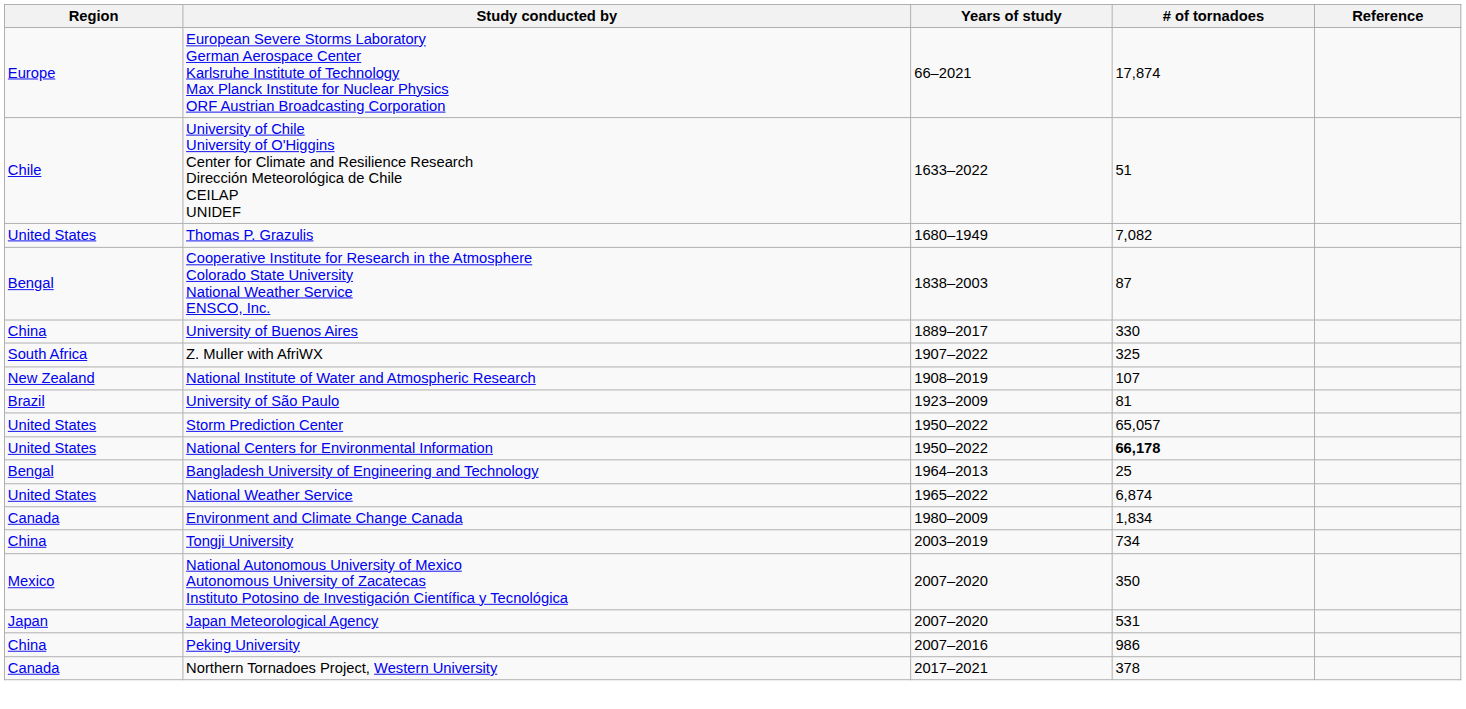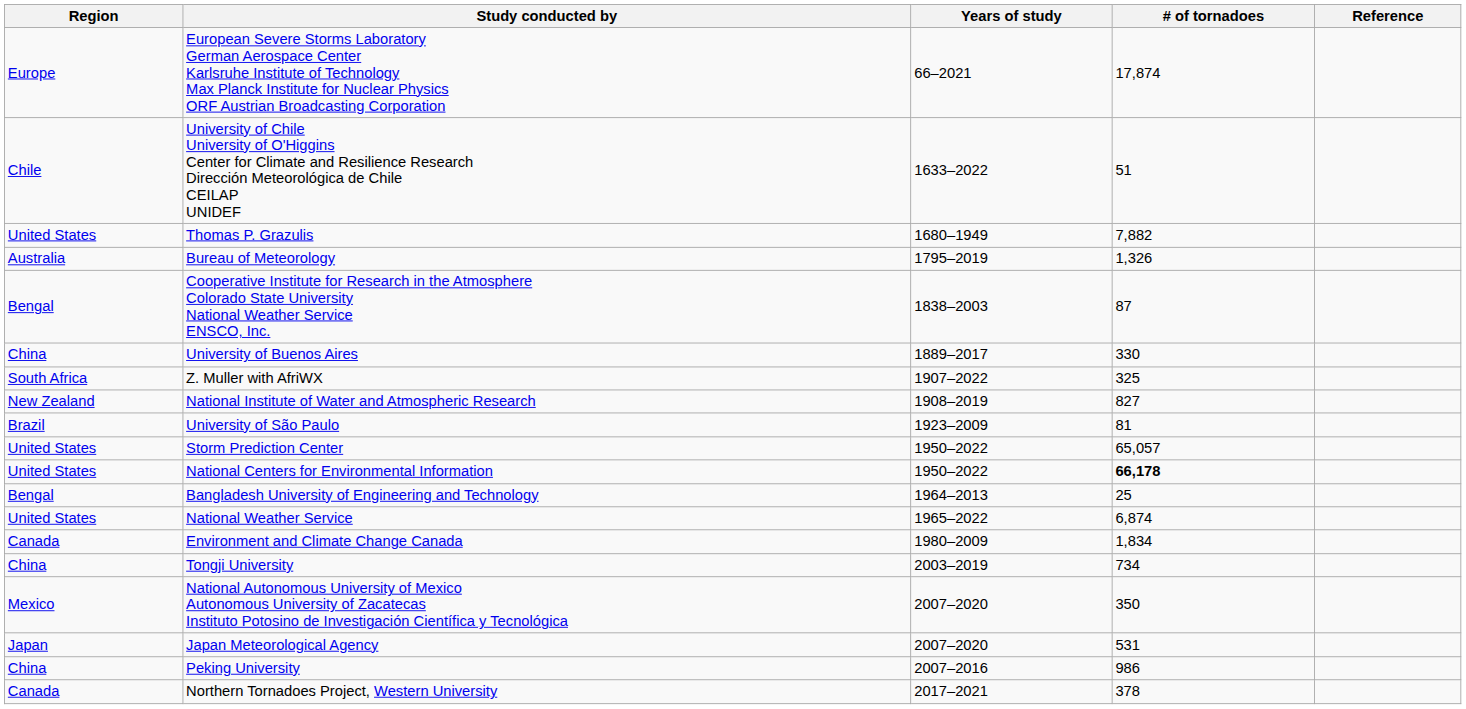(1134, 235) 7,082 -> (1134, 235) 7,882
+ row: (261, 258)
(1128, 378) 107 -> (1128, 401) 827
